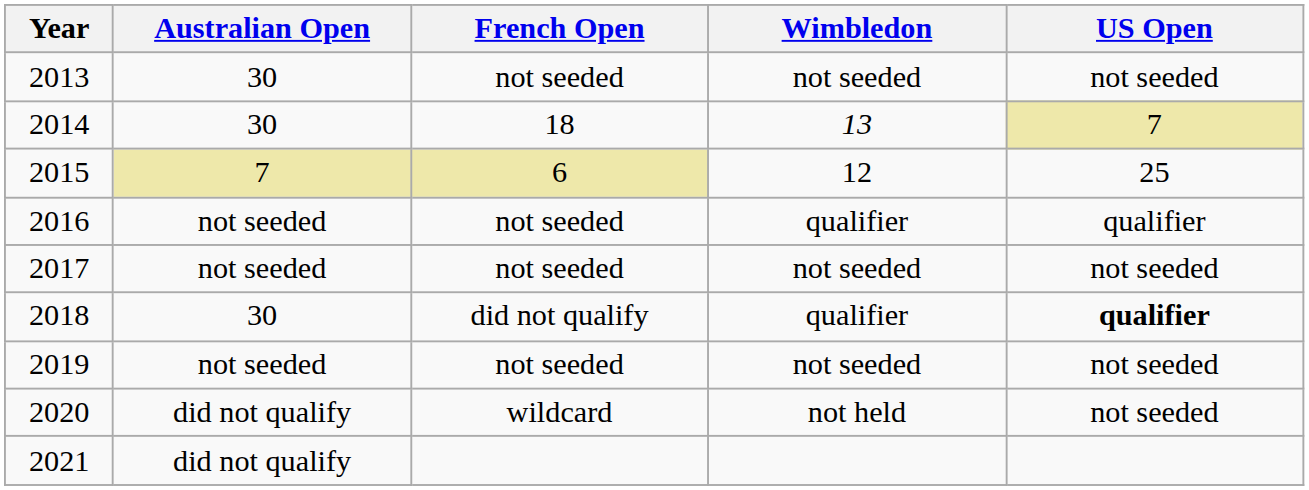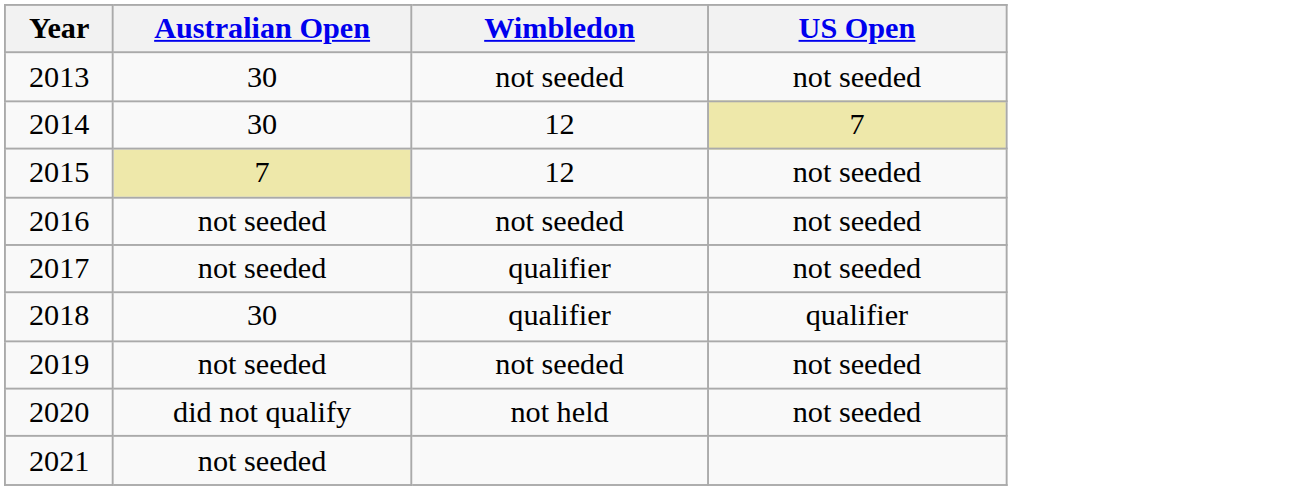- column: (560, 28)
(857, 124) 13 -> (560, 124) 12
(1154, 172) 25 -> (857, 172) not seeded
(857, 220) qualifier -> (560, 220) not seeded
(1154, 220) qualifier -> (857, 220) not seeded
(857, 268) not seeded -> (560, 268) qualifier
(1154, 316) bold -> (857, 316) normal
(262, 460) did not qualify -> (262, 460) not seeded
